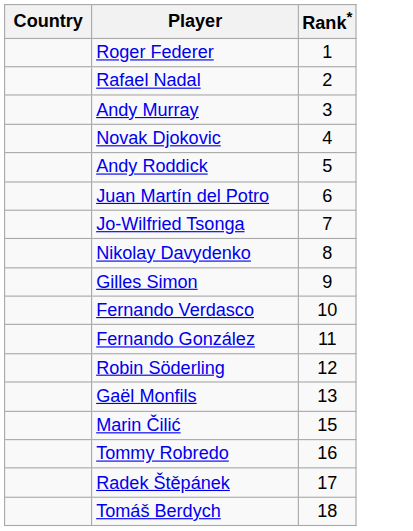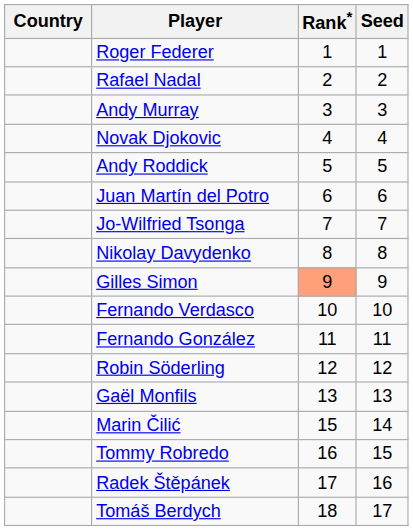+ column: (382, 21)
(327, 281) no background -> (327, 281) lightsalmon background
